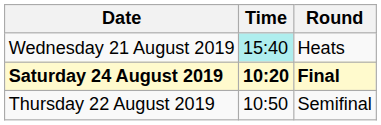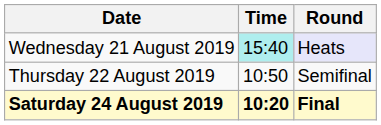(321, 47) no background -> (321, 47) lavender background
rows swapped: (112, 104) <-> (116, 76)
